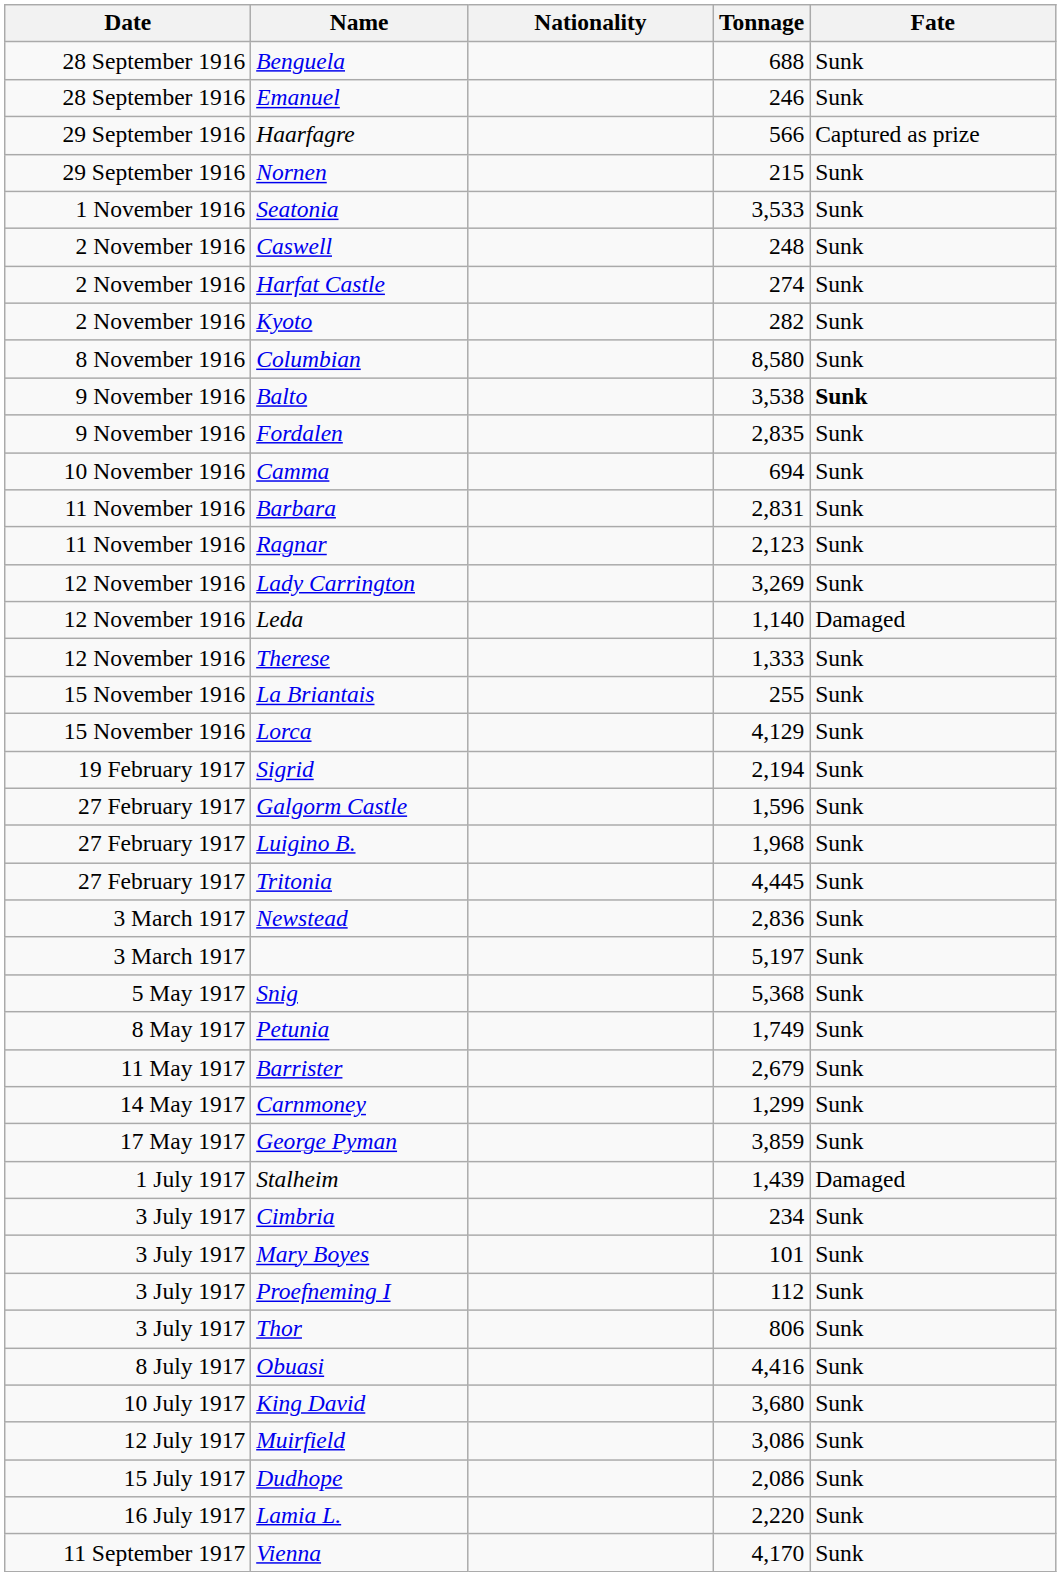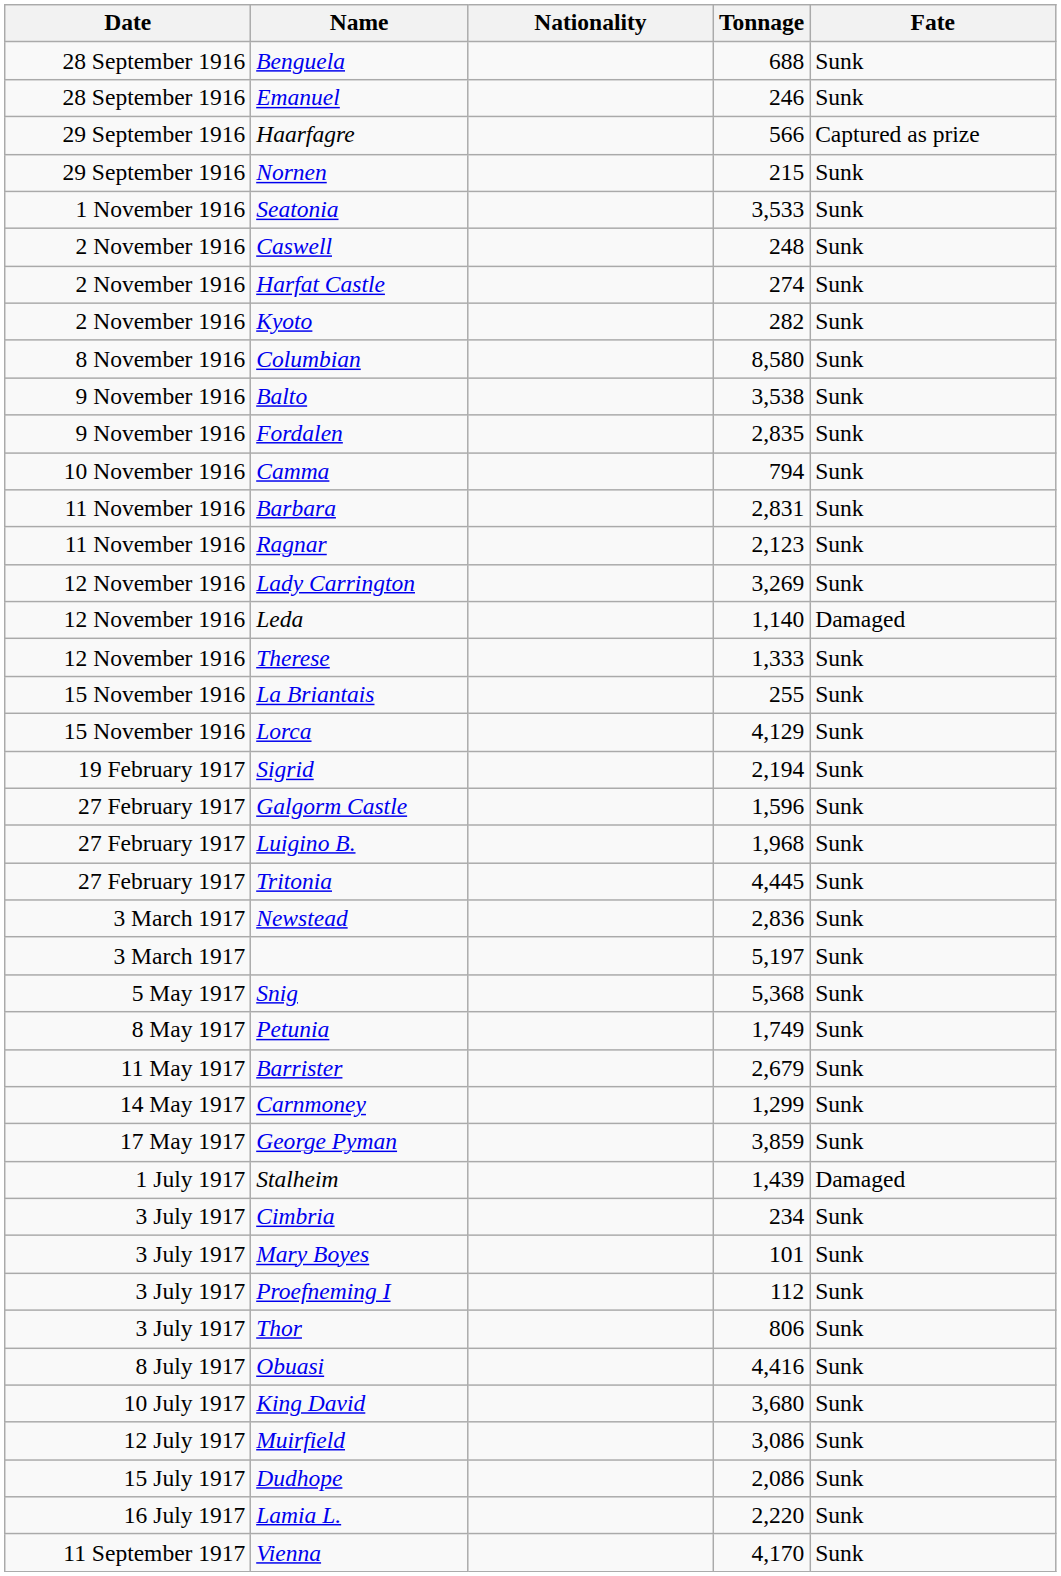(841, 396) bold -> (839, 396) normal
(787, 470) 694 -> (787, 470) 794
